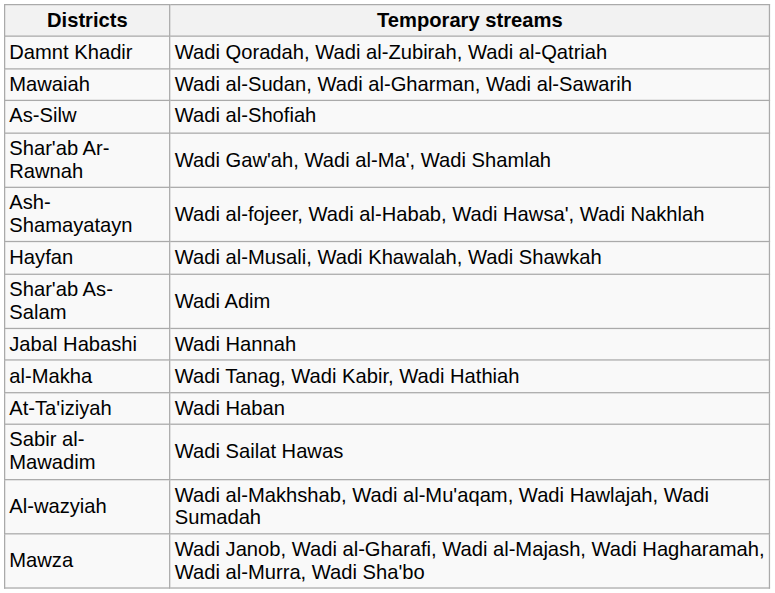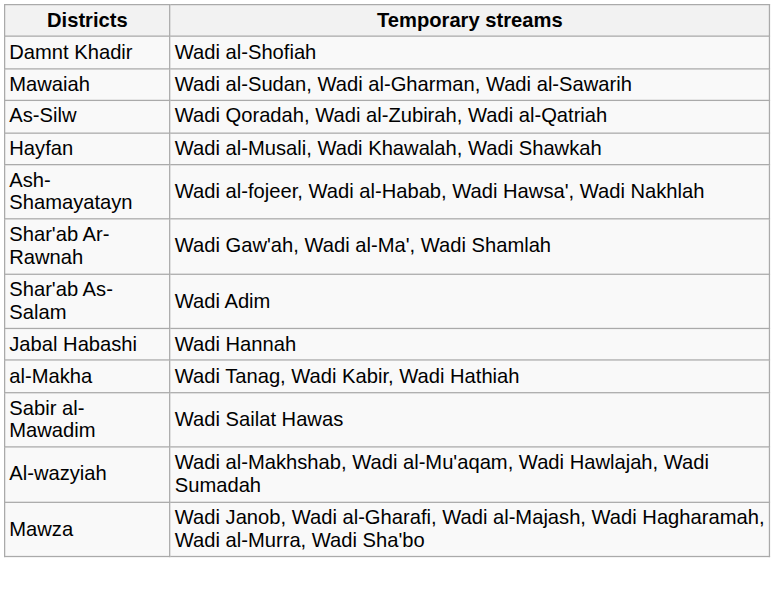(391, 52) Wadi Qoradah, Wadi al-Zubirah, Wadi al-Qatriah -> (246, 52) Wadi al-Shofiah
(246, 116) Wadi al-Shofiah -> (391, 116) Wadi Qoradah, Wadi al-Zubirah, Wadi al-Qatriah
rows swapped: (41, 257) <-> (59, 159)
- row: (61, 408)
